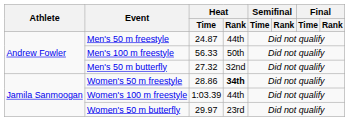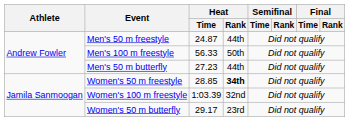(206, 67) 27.32 -> (206, 67) 27.23
(236, 67) 32nd -> (236, 67) 44th
(206, 81) 28.86 -> (206, 81) 28.85
(236, 96) 44th -> (236, 96) 32nd
(206, 110) 29.97 -> (206, 110) 29.17
